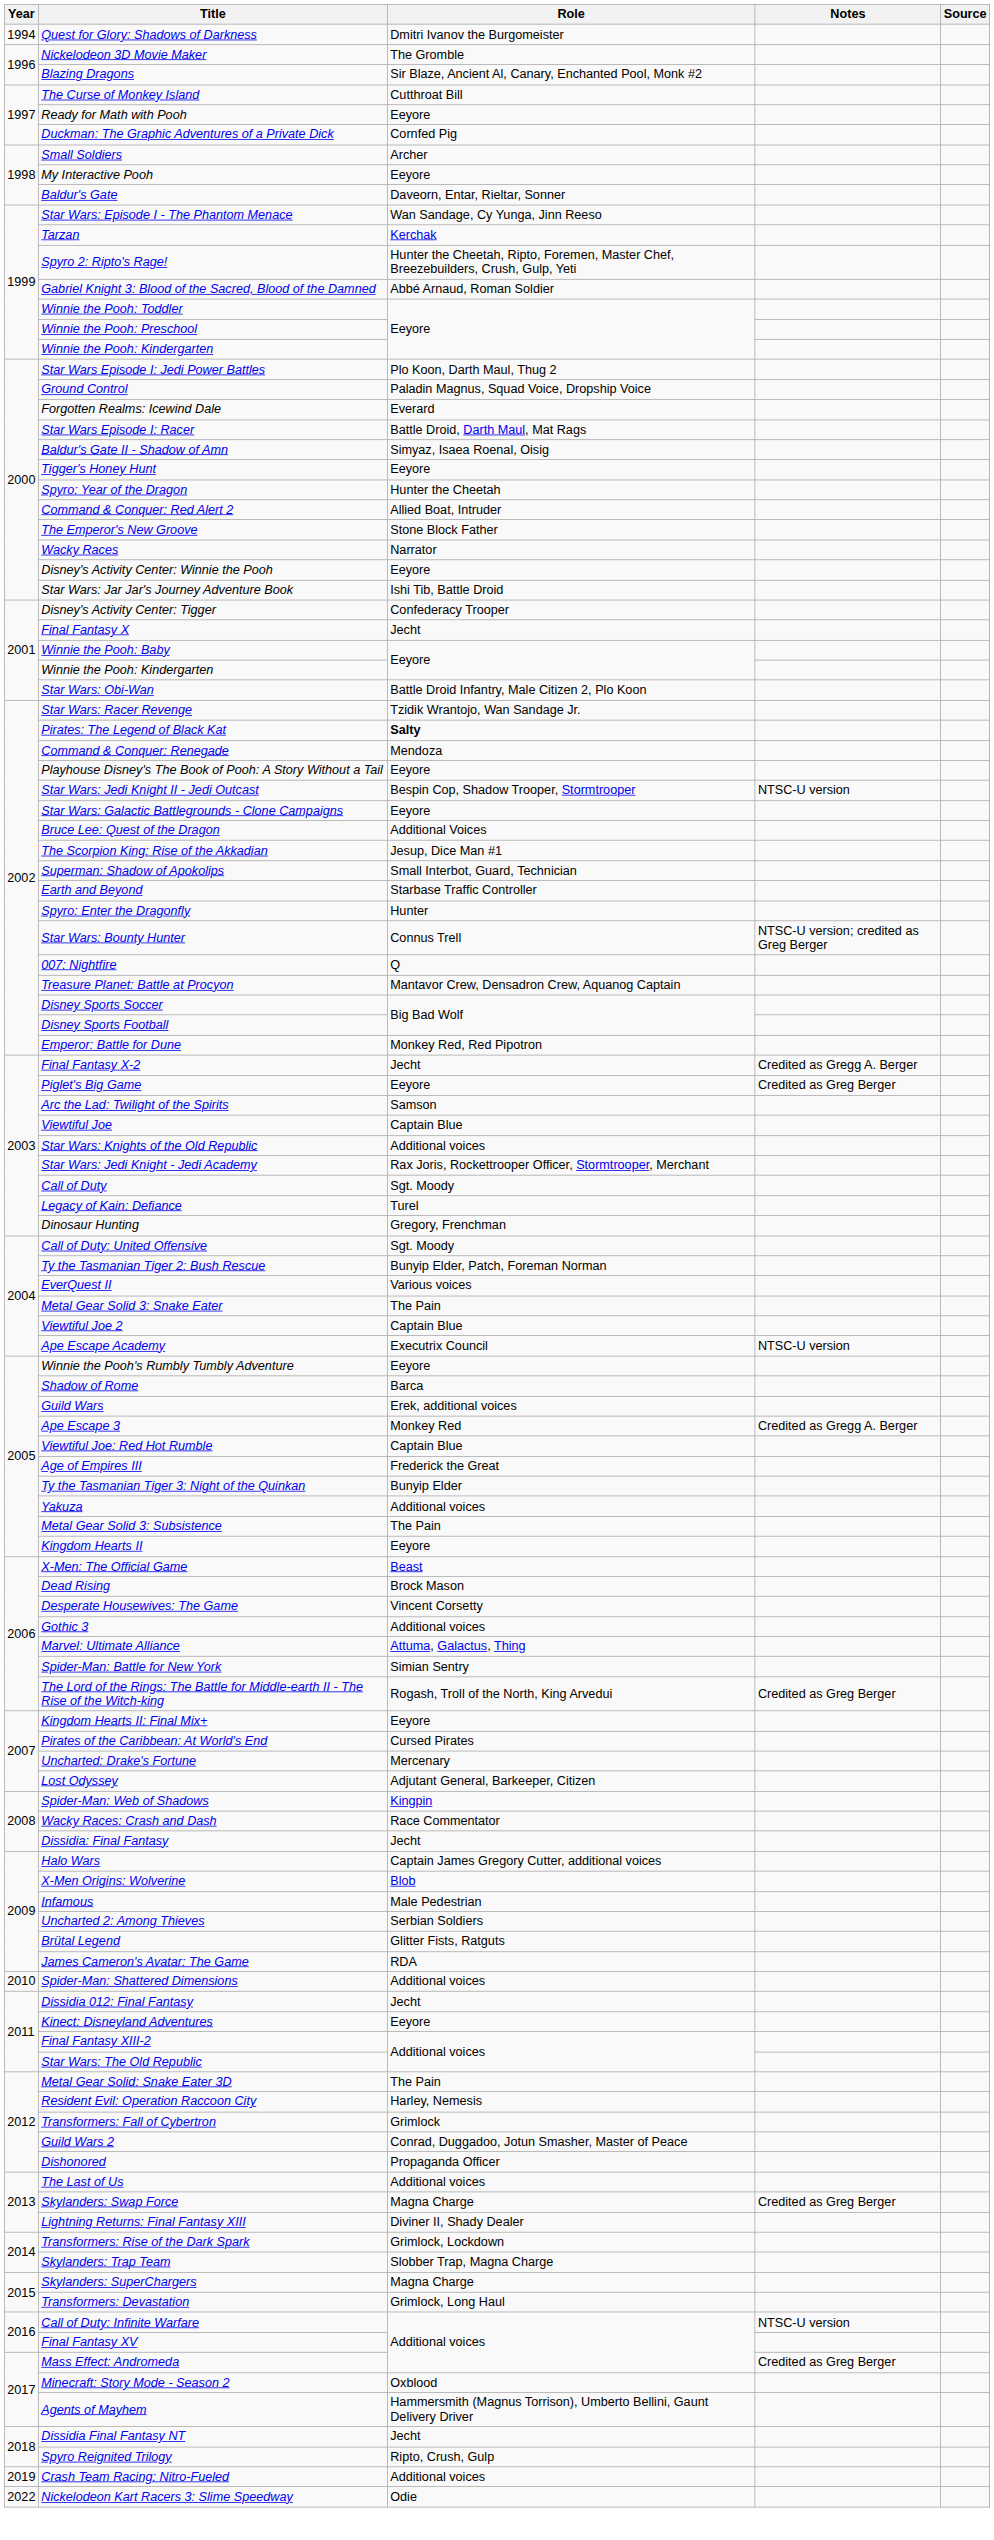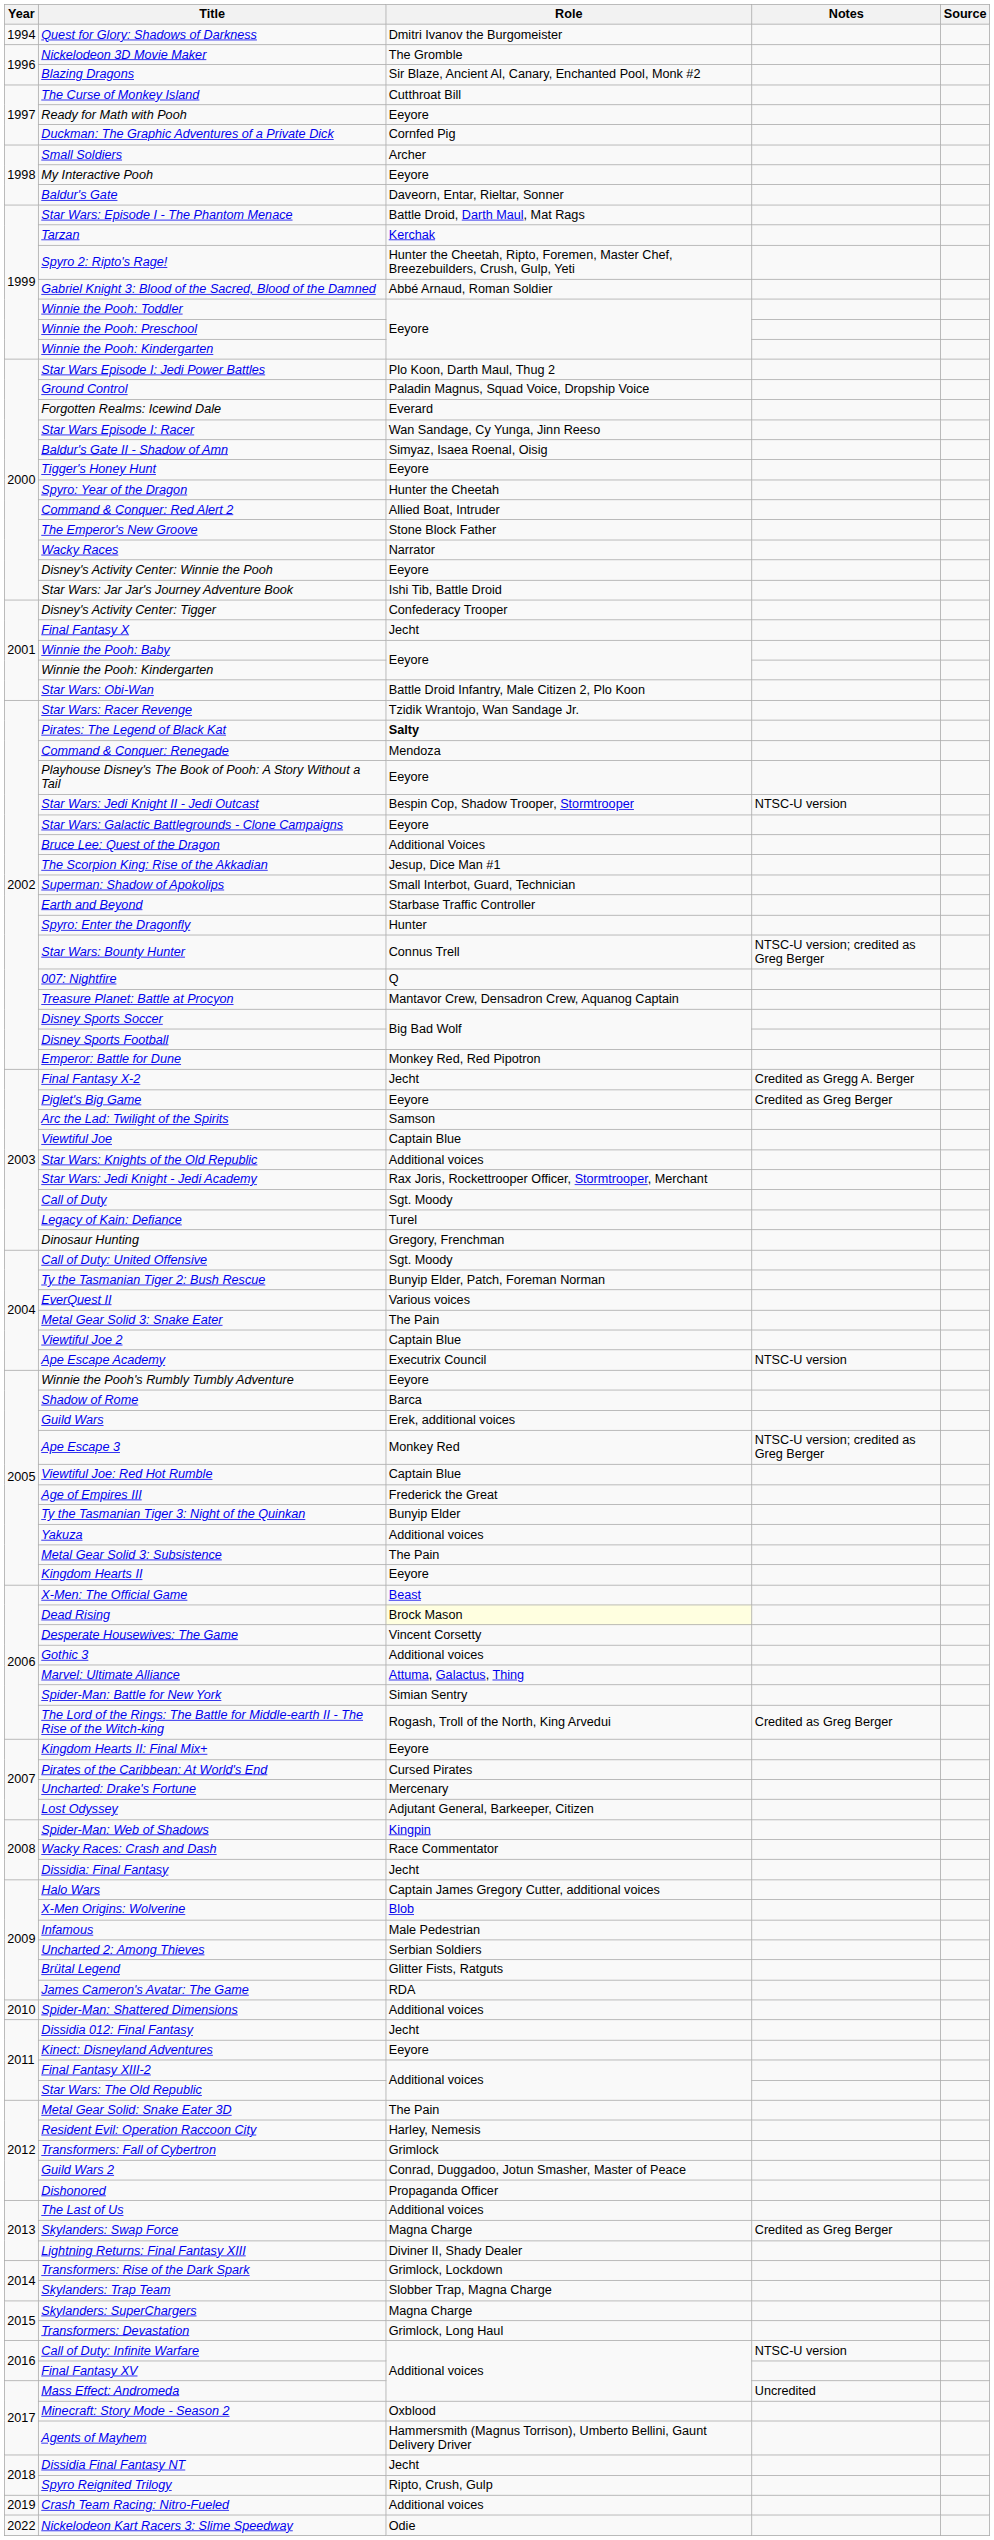(496, 214) Wan Sandage, Cy Yunga, Jinn Reeso -> (487, 214) Battle Droid, Darth Maul, Mat Rags
(488, 429) Battle Droid, Darth Maul, Mat Rags -> (494, 429) Wan Sandage, Cy Yunga, Jinn Reeso
(838, 1426) Credited as Gregg A. Berger -> (835, 1447) NTSC-U version; credited as Greg Berger
(427, 1586) no background -> (426, 1614) lightyellow background
(827, 2362) Credited as Greg Berger -> (785, 2390) Uncredited
